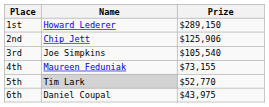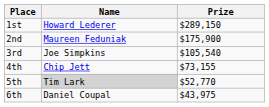(67, 39) Chip Jett -> (85, 39) Maureen Feduniak
(200, 39) $125,906 -> (200, 39) $175,900
(85, 67) Maureen Feduniak -> (67, 67) Chip Jett
